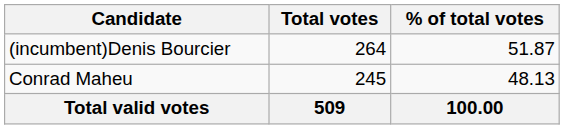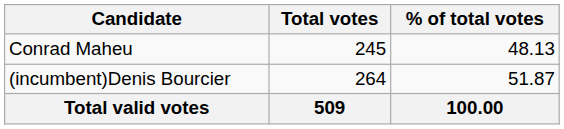rows swapped: (120, 49) <-> (71, 78)
